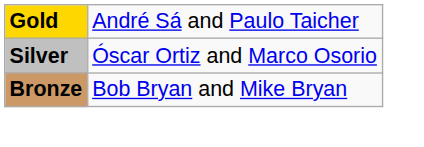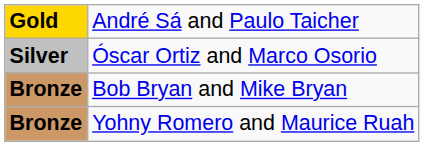+ row: (253, 123)
